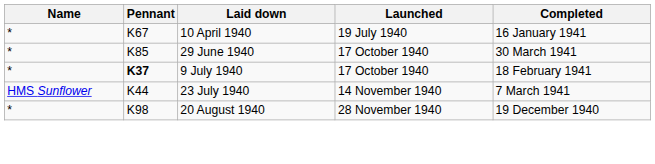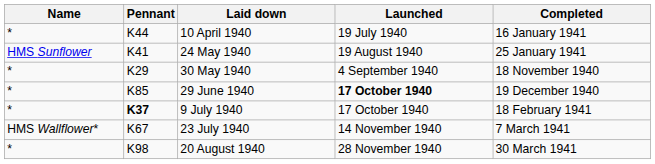(138, 33) K67 -> (138, 33) K44
+ row: (216, 52)
+ row: (216, 71)
(383, 52) normal -> (385, 91) bold
(536, 52) 30 March 1941 -> (547, 91) 19 December 1940
(49, 91) HMS Sunflower -> (53, 129) HMS Wallflower*
(138, 91) K44 -> (138, 129) K67
(547, 110) 19 December 1940 -> (536, 149) 30 March 1941
